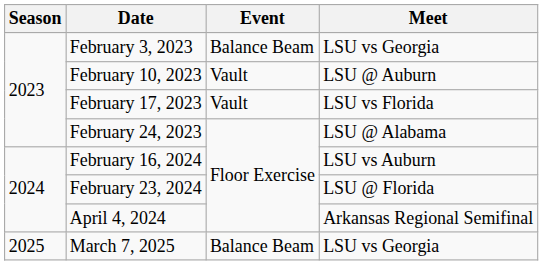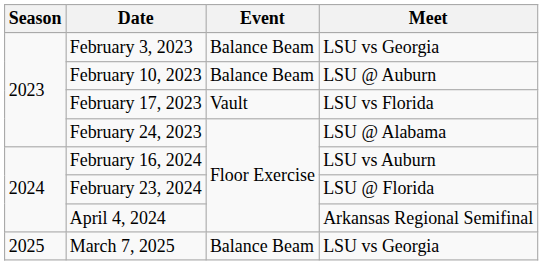(229, 75) Vault -> (262, 75) Balance Beam
